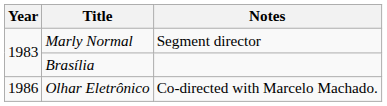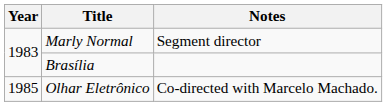(23, 88) 1986 -> (23, 88) 1985
